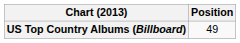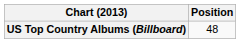(212, 30) 49 -> (212, 30) 48
